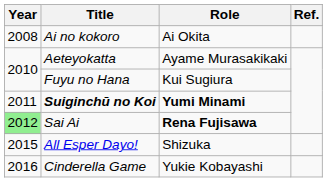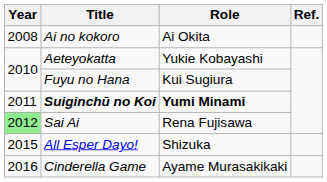(225, 58) Ayame Murasakikaki -> (212, 58) Yukie Kobayashi
(209, 123) bold -> (207, 123) normal
(212, 166) Yukie Kobayashi -> (225, 166) Ayame Murasakikaki
